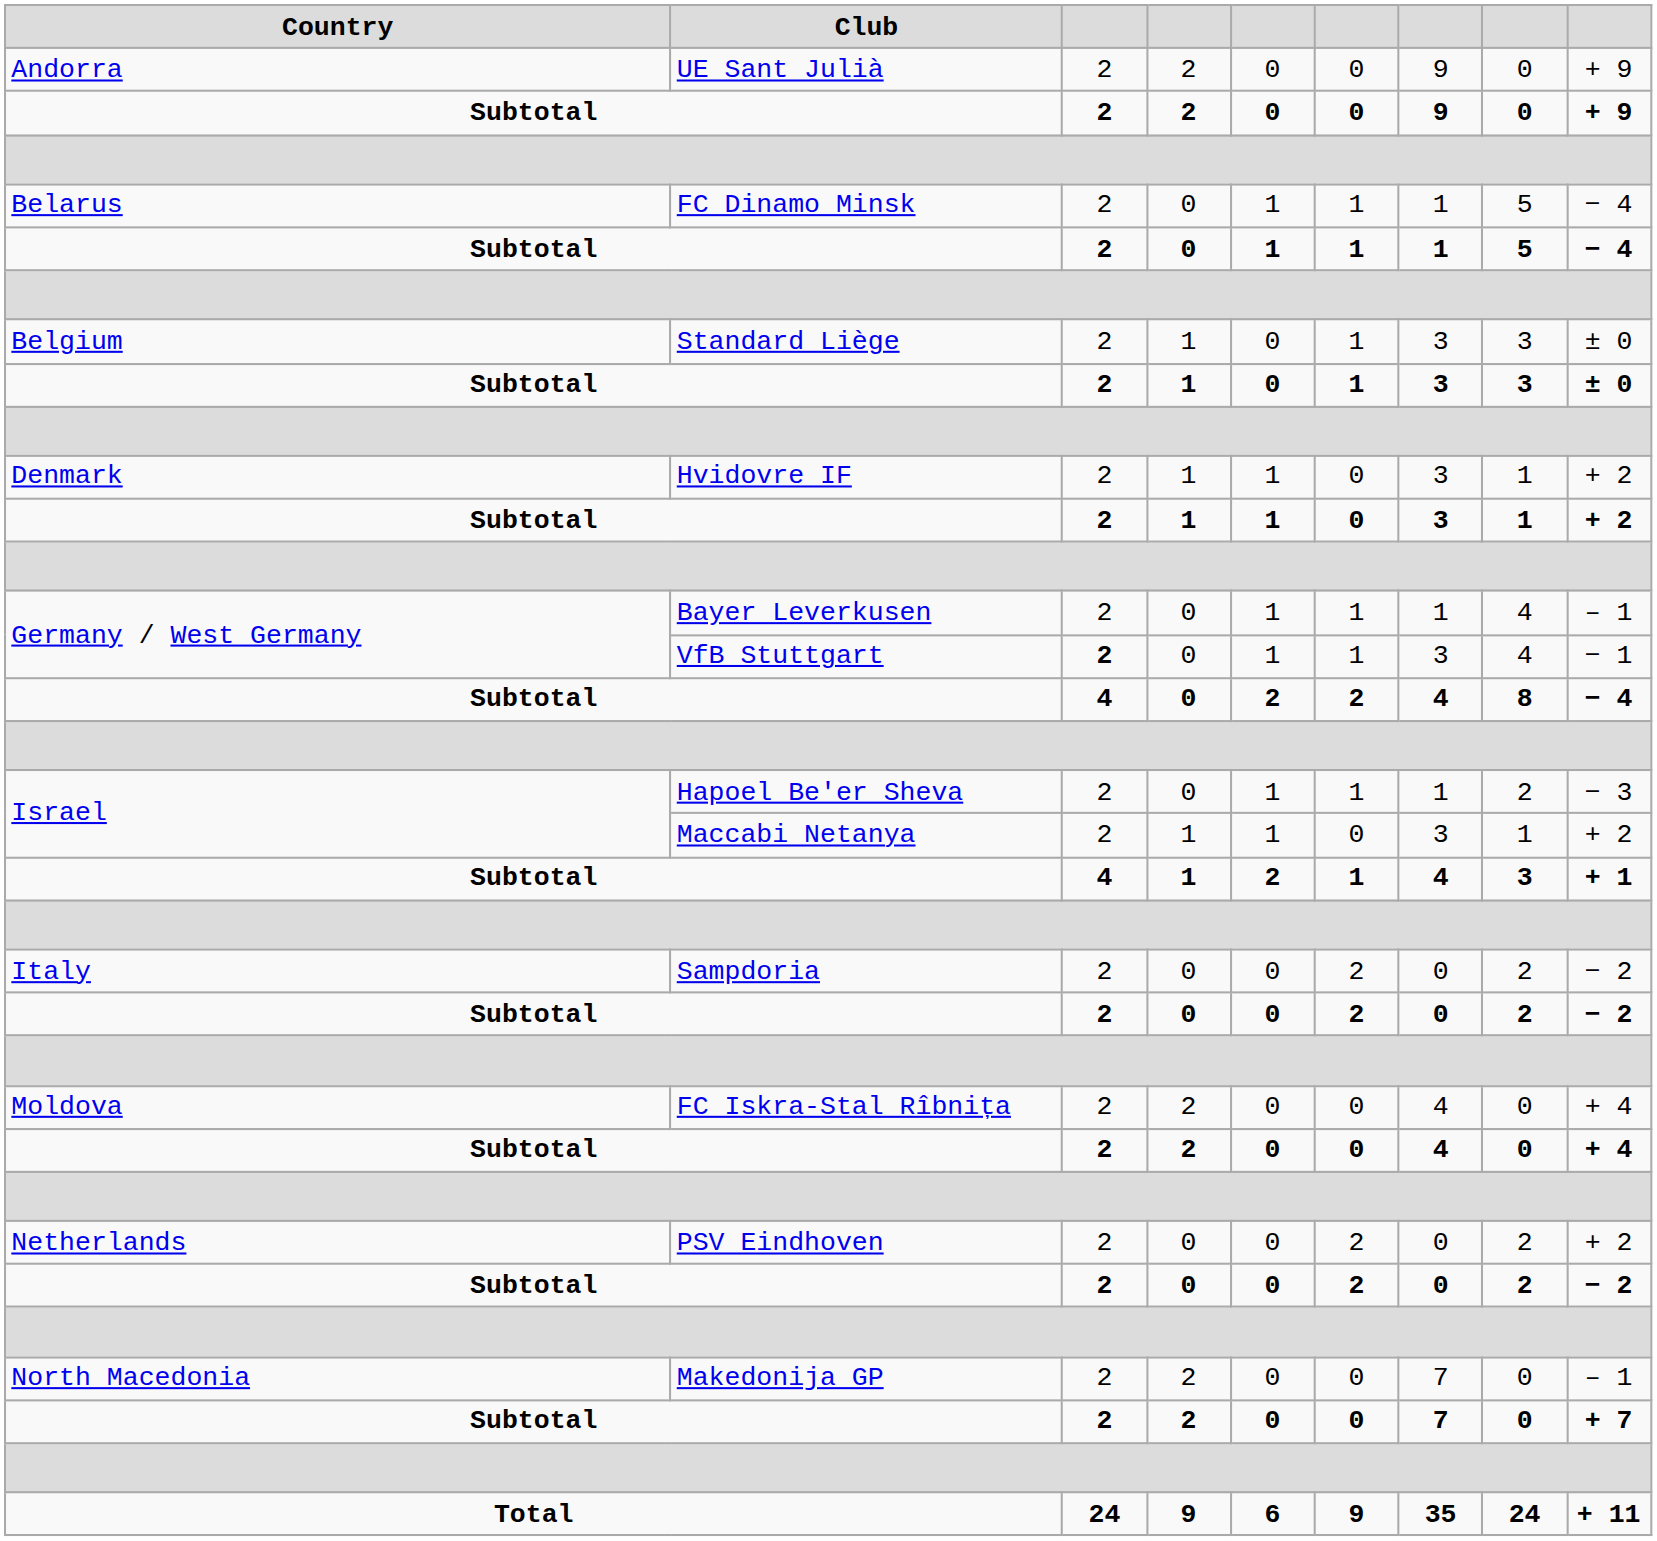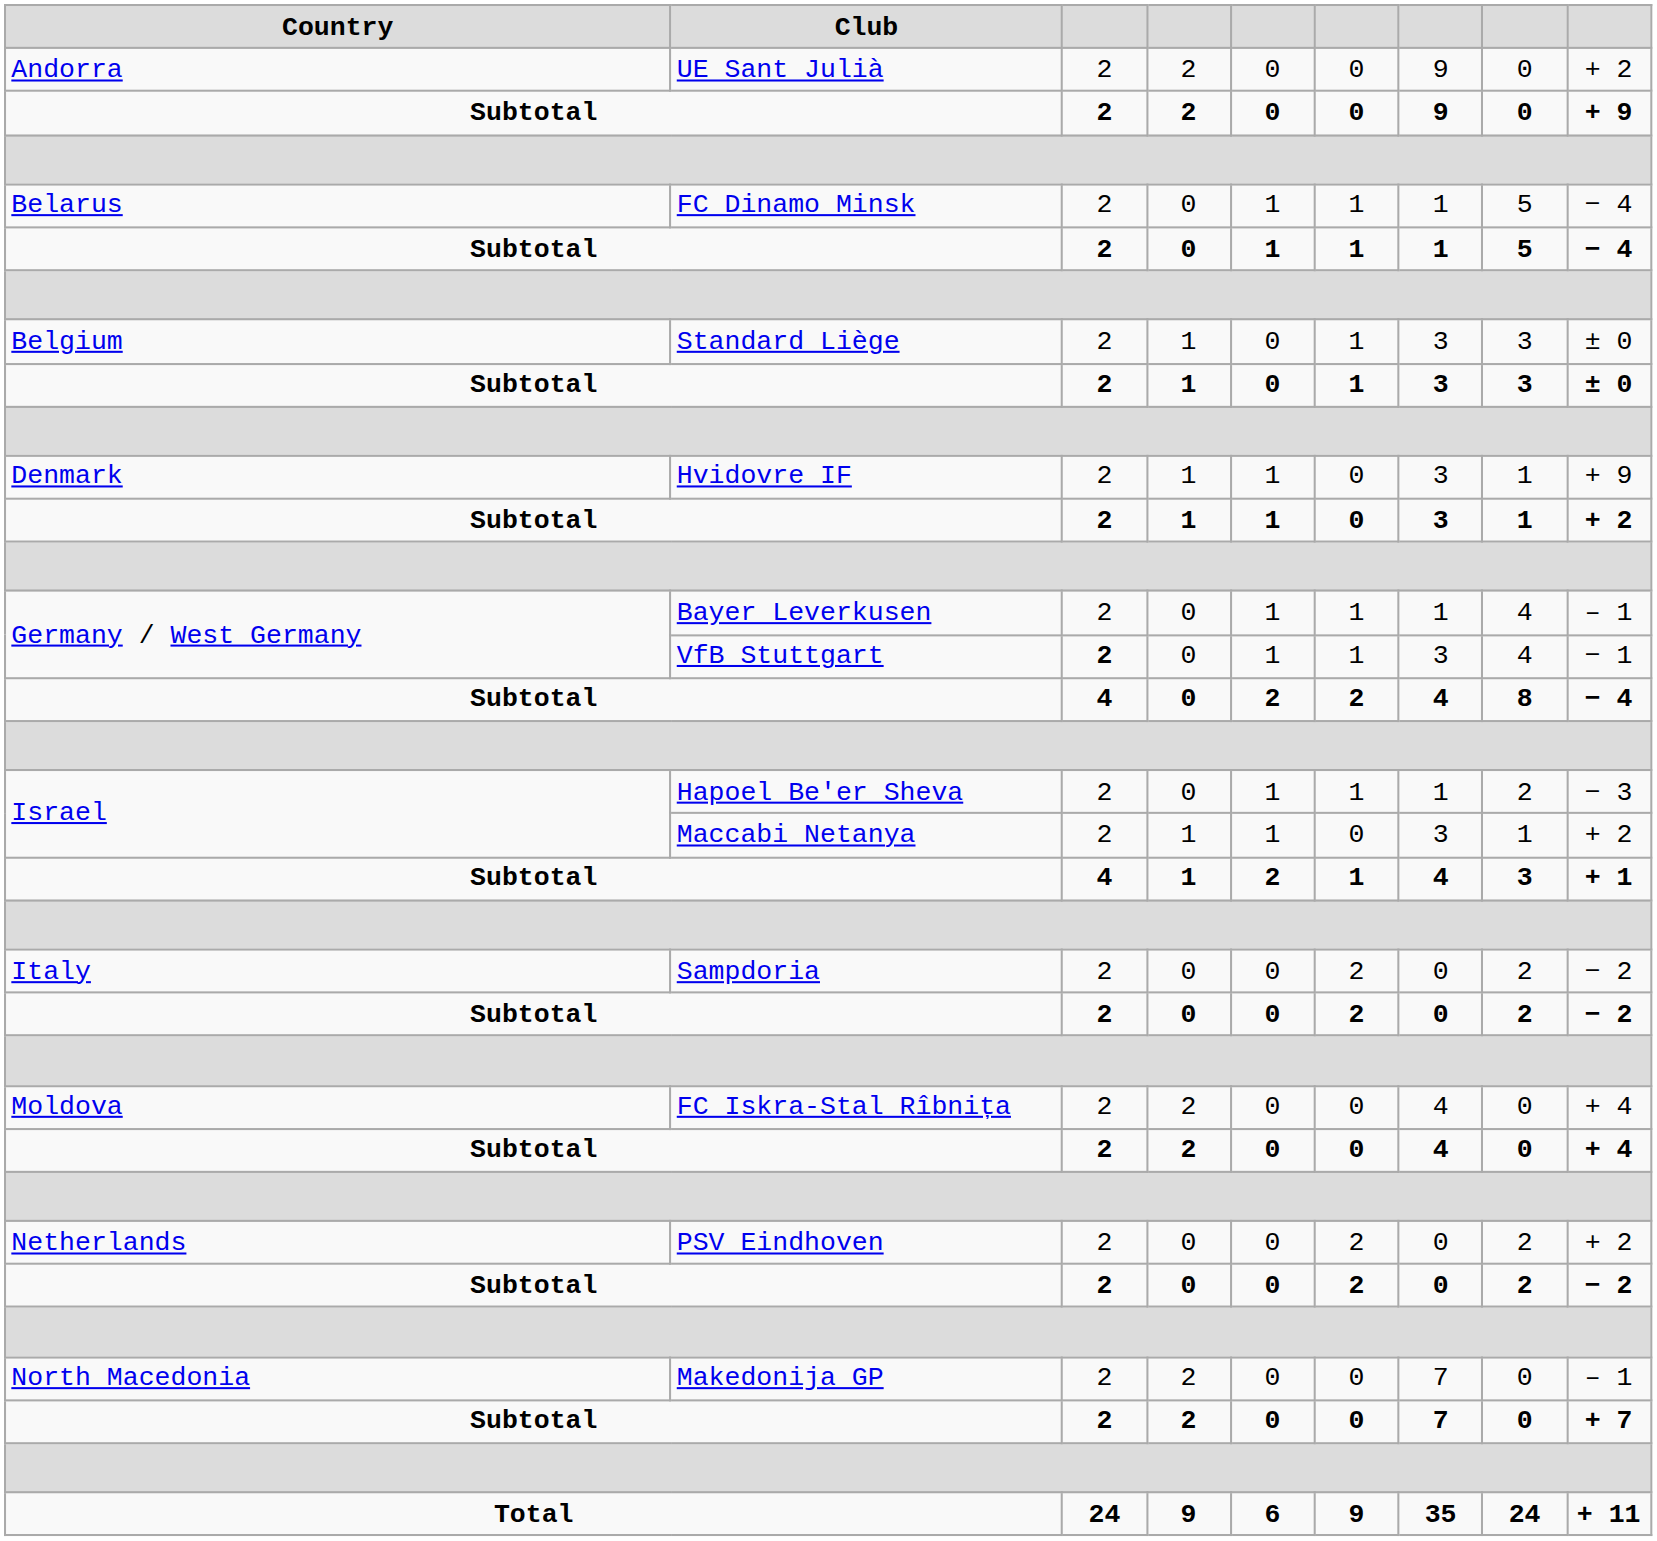(1609, 70) + 9 -> (1609, 70) + 2
(1609, 477) + 2 -> (1609, 477) + 9
